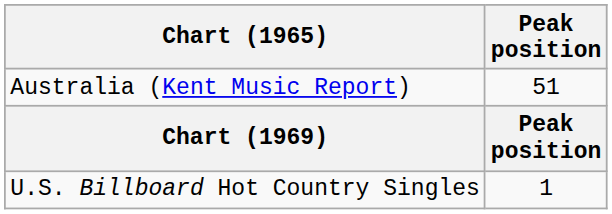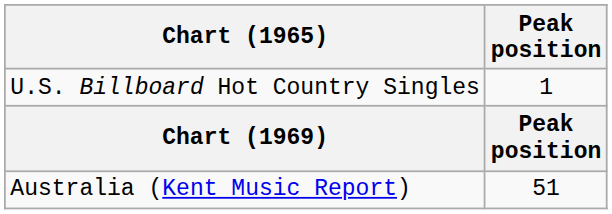rows swapped: (245, 189) <-> (211, 88)
